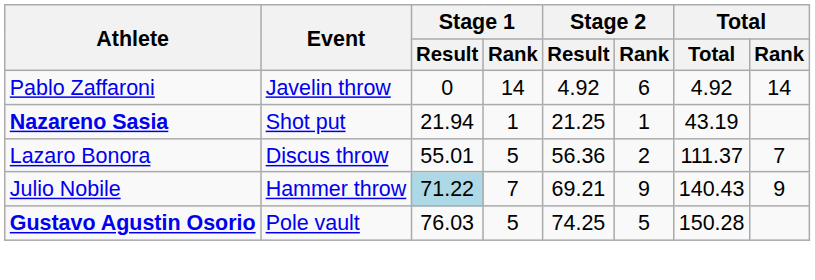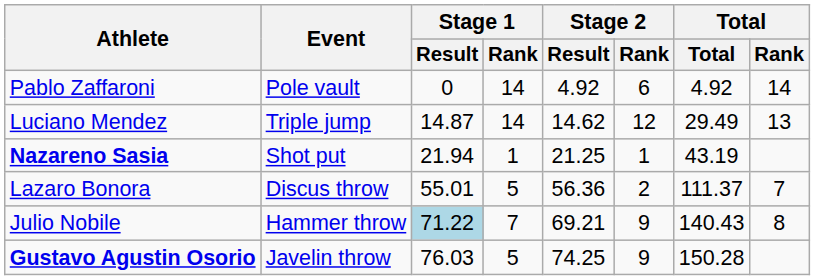(328, 88) Javelin throw -> (313, 88) Pole vault
+ row: (88, 122)
(779, 190) 9 -> (779, 224) 8
(313, 224) Pole vault -> (328, 257) Javelin throw
(644, 224) 5 -> (644, 257) 9
